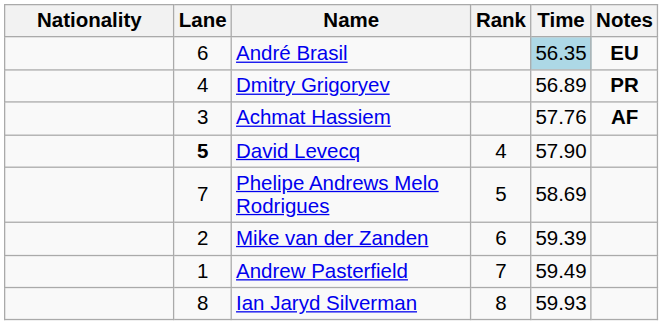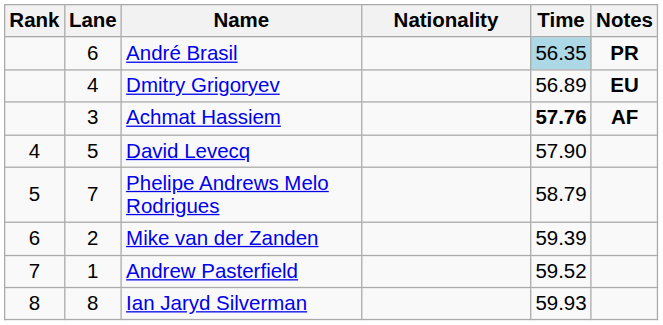columns swapped: (501, 20) <-> (89, 20)
(625, 53) EU -> (625, 53) PR
(625, 85) PR -> (625, 85) EU
(561, 118) normal -> (561, 118) bold
(203, 150) bold -> (93, 150) normal
(561, 194) 58.69 -> (561, 194) 58.79
(561, 271) 59.49 -> (561, 271) 59.52
